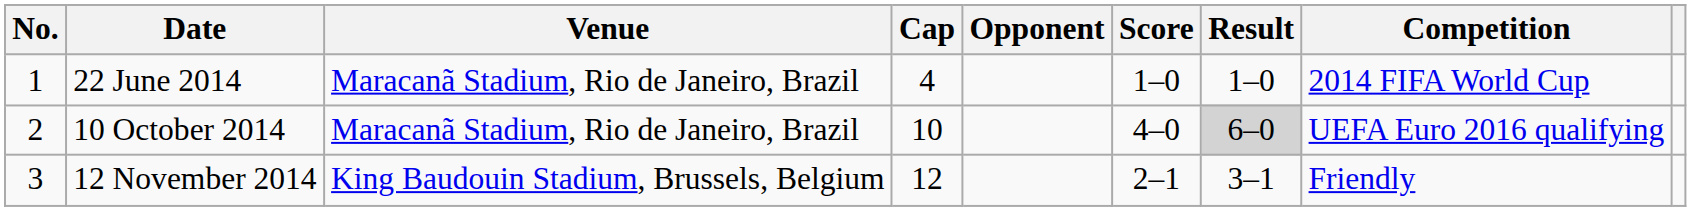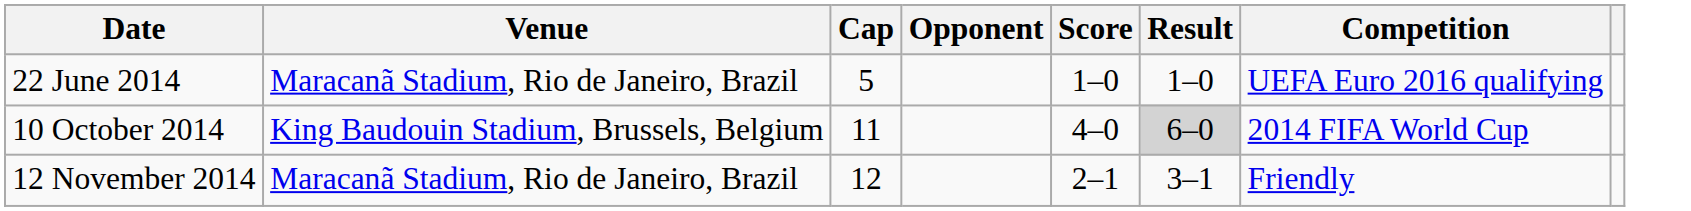- column: (35, 29)
(927, 79) 4 -> (866, 79) 5
(1449, 79) 2014 FIFA World Cup -> (1425, 79) UEFA Euro 2016 qualifying
(595, 129) Maracanã Stadium, Rio de Janeiro, Brazil -> (547, 129) King Baudouin Stadium, Brussels, Belgium
(927, 129) 10 -> (866, 129) 11
(1486, 129) UEFA Euro 2016 qualifying -> (1388, 129) 2014 FIFA World Cup
(608, 179) King Baudouin Stadium, Brussels, Belgium -> (534, 179) Maracanã Stadium, Rio de Janeiro, Brazil
